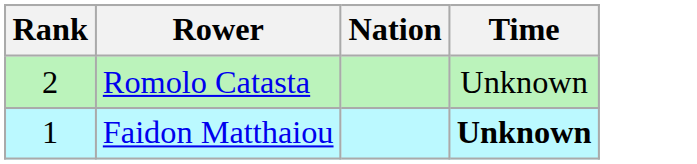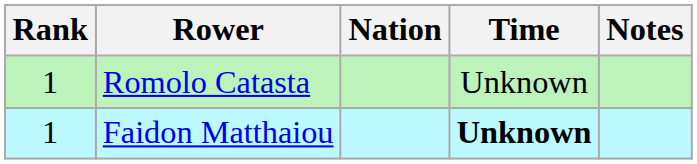+ column: (645, 30)
(50, 81) 2 -> (50, 81) 1
